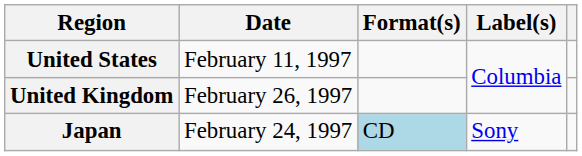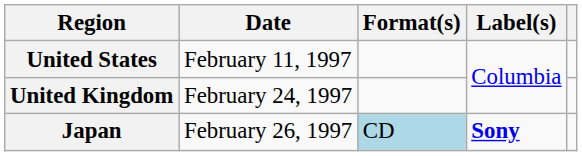(268, 95) February 26, 1997 -> (268, 95) February 24, 1997
(268, 131) February 24, 1997 -> (268, 131) February 26, 1997
(495, 131) normal -> (495, 131) bold
